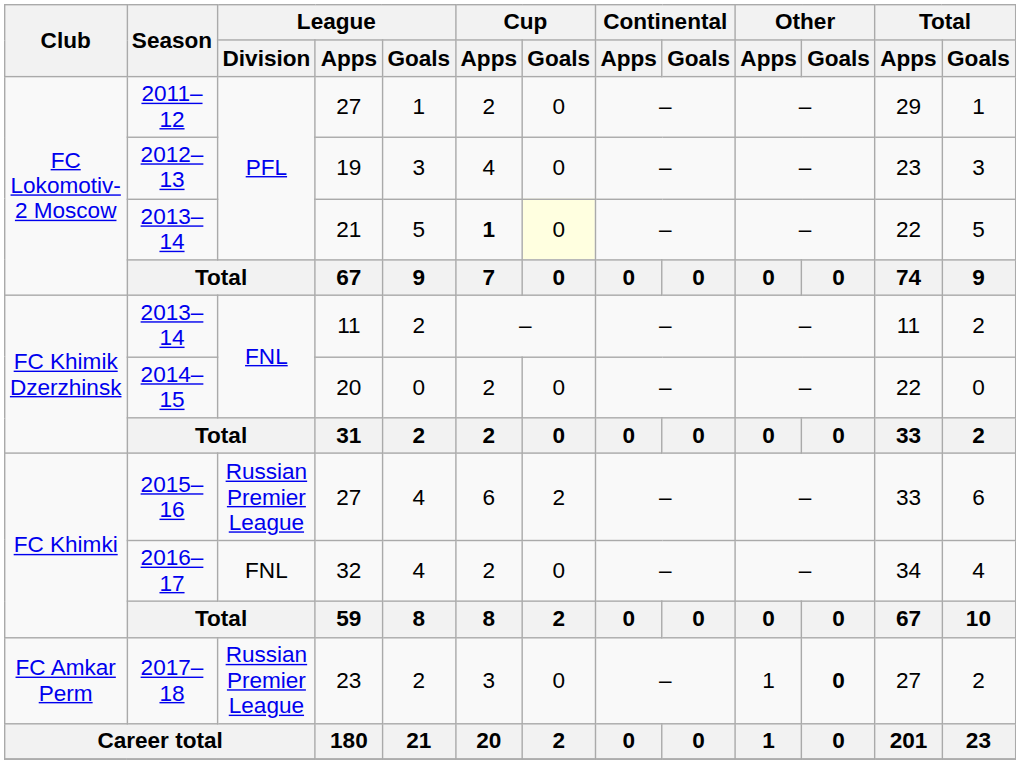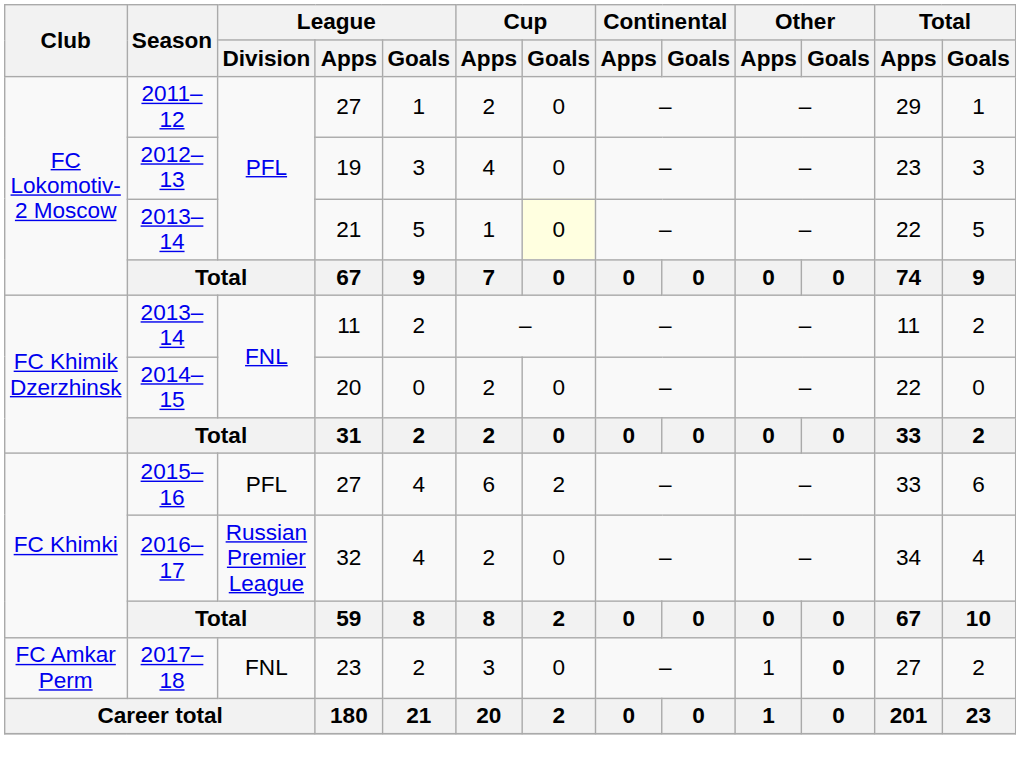(489, 228) bold -> (489, 228) normal
(266, 496) Russian Premier League -> (266, 483) PFL
(266, 570) FNL -> (266, 557) Russian Premier League
(266, 680) Russian Premier League -> (266, 667) FNL
